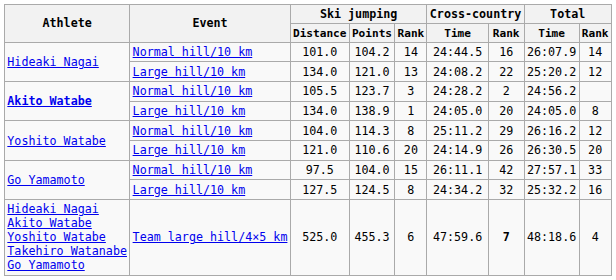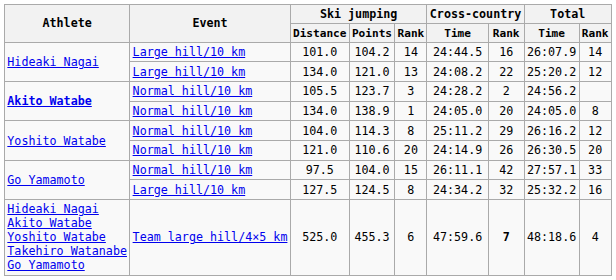(192, 52) Normal hill/10 km -> (189, 52) Large hill/10 km
(189, 111) Large hill/10 km -> (192, 111) Normal hill/10 km
(189, 150) Large hill/10 km -> (192, 150) Normal hill/10 km
